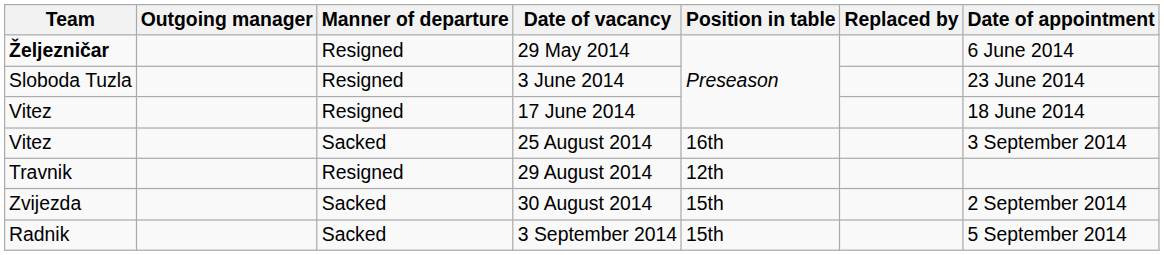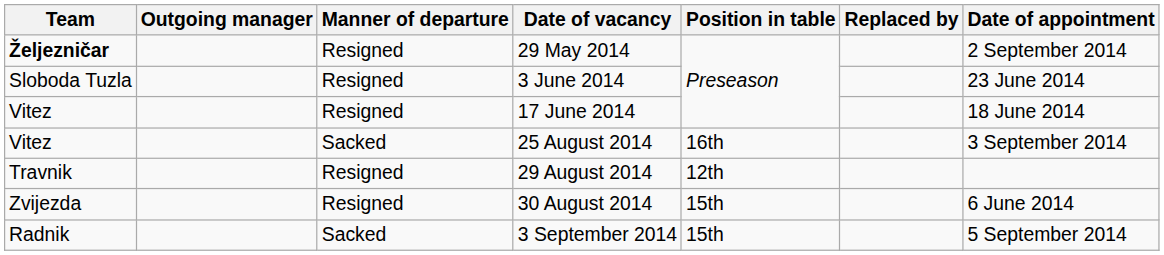(1021, 50) 6 June 2014 -> (1047, 50) 2 September 2014
(354, 204) Sacked -> (363, 204) Resigned
(1047, 204) 2 September 2014 -> (1021, 204) 6 June 2014
